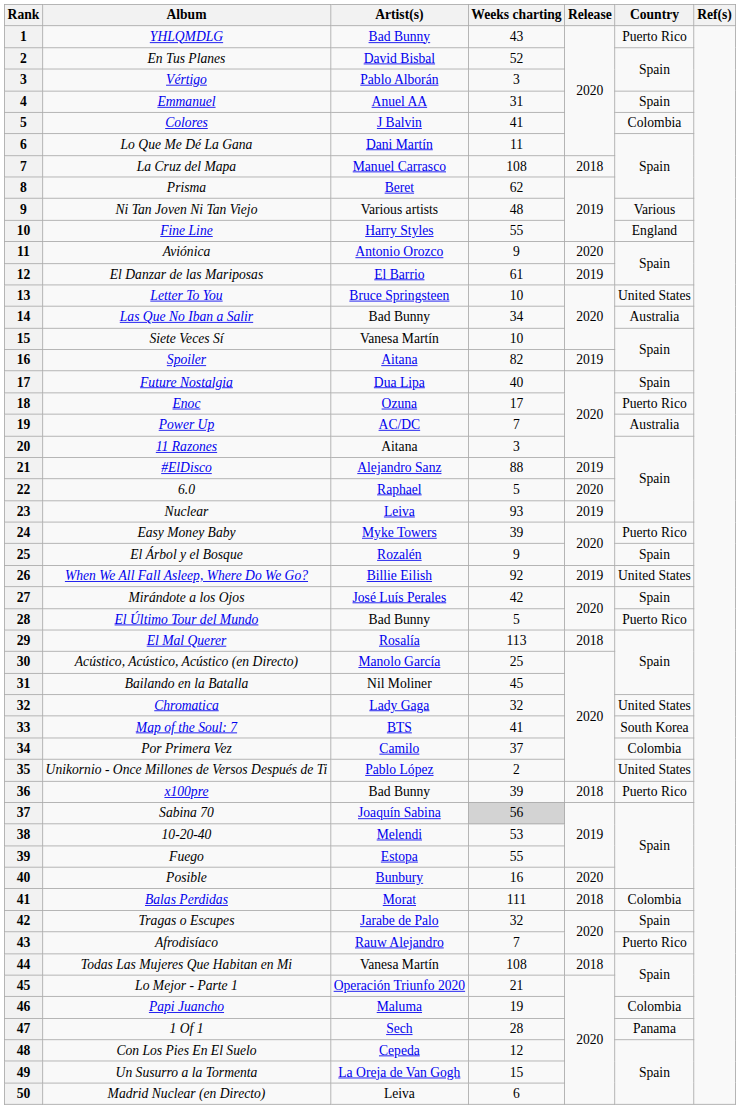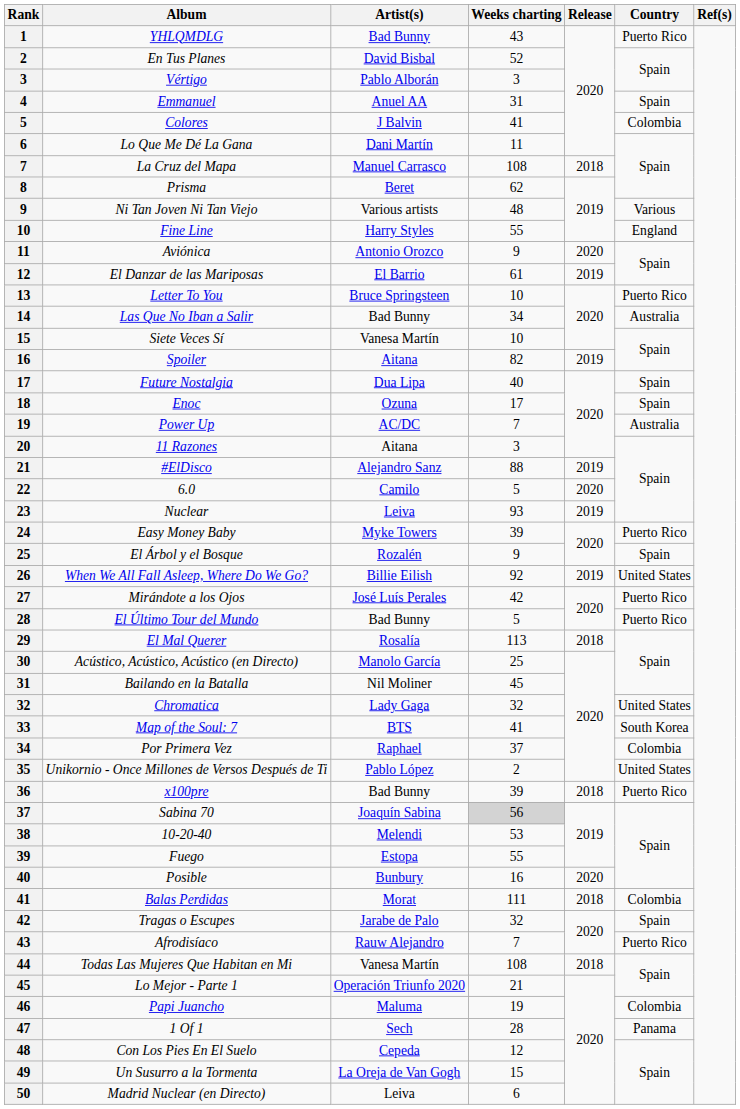(654, 295) United States -> (654, 295) Puerto Rico
(654, 403) Puerto Rico -> (654, 403) Spain
(399, 489) Raphael -> (399, 489) Camilo
(654, 597) Spain -> (654, 597) Puerto Rico
(399, 748) Camilo -> (399, 748) Raphael
